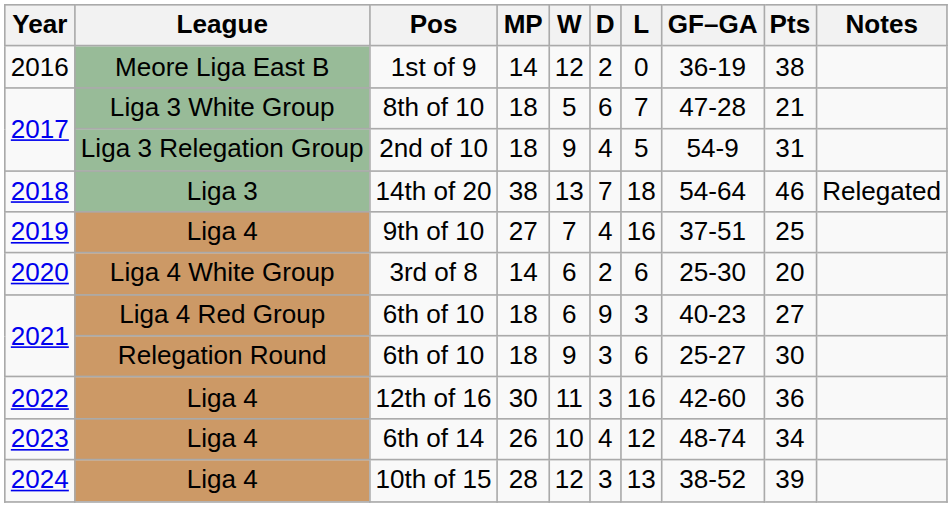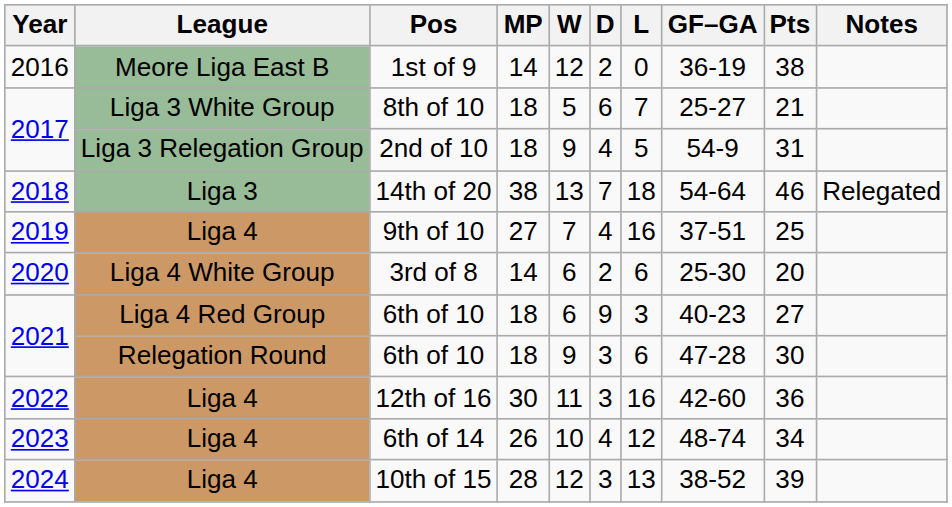(713, 107) 47-28 -> (713, 107) 25-27
(713, 356) 25-27 -> (713, 356) 47-28
